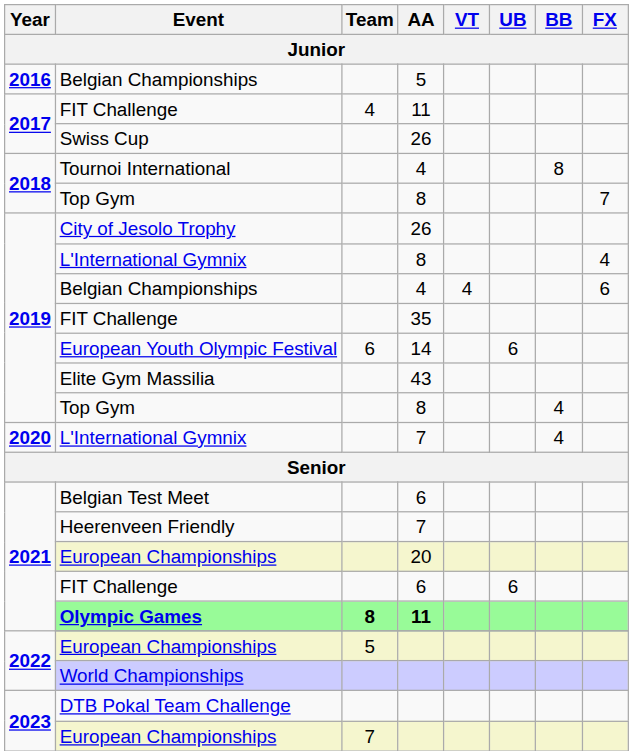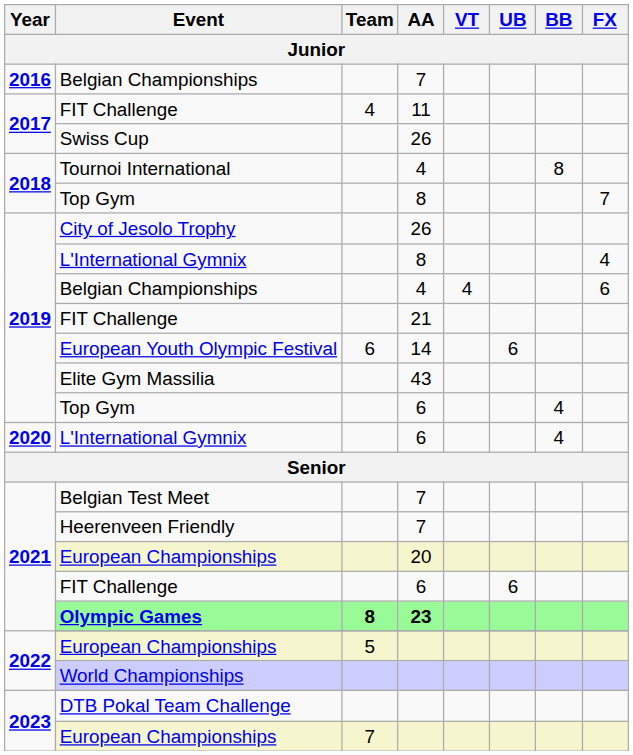(421, 79) 5 -> (421, 79) 7
(421, 318) 35 -> (421, 318) 21
(421, 408) 8 -> (421, 408) 6
(421, 437) 7 -> (421, 437) 6
(421, 497) 6 -> (421, 497) 7
(421, 616) 11 -> (421, 616) 23
